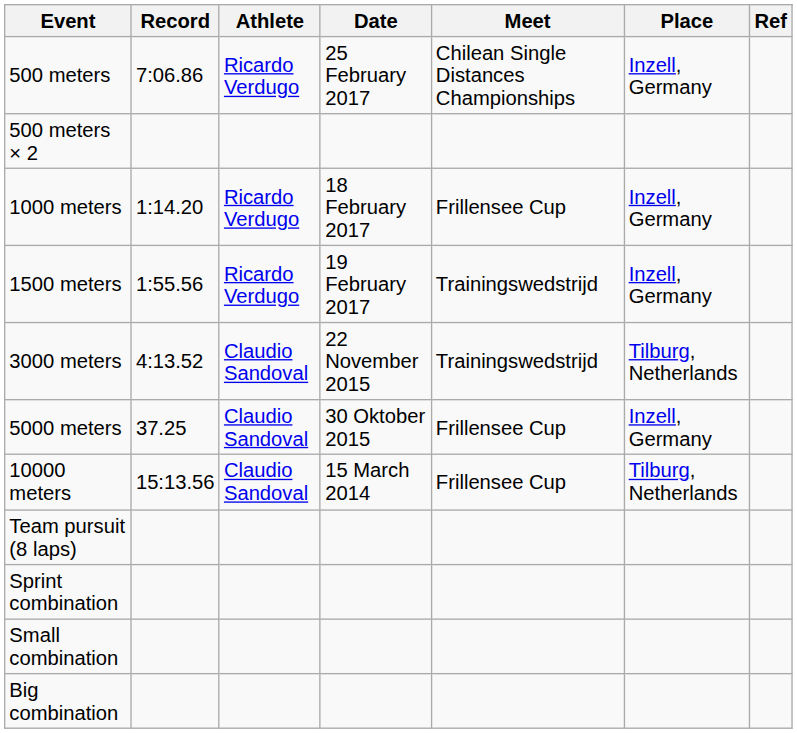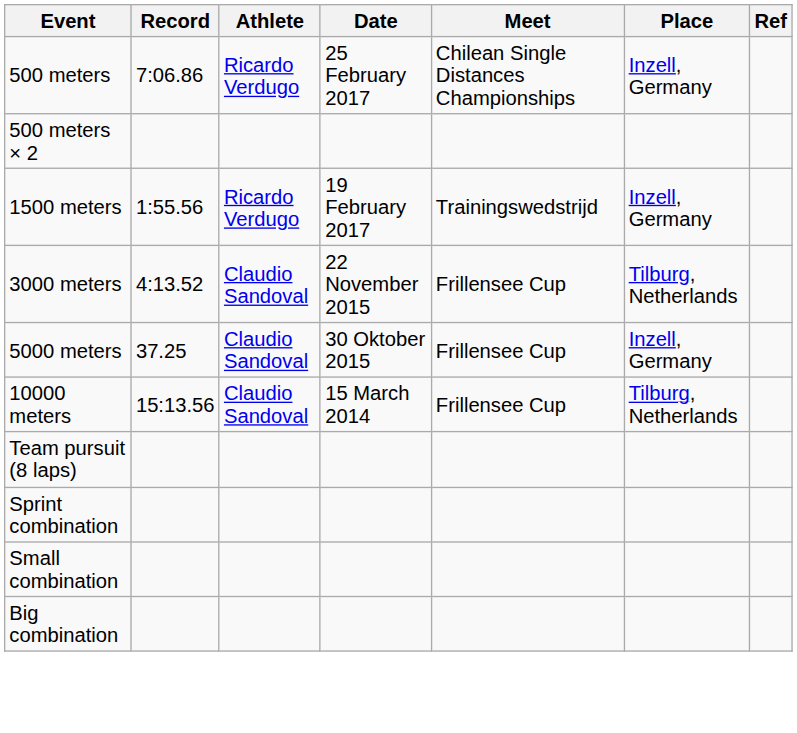- row: (66, 207)
(517, 362) Trainingswedstrijd -> (501, 285) Frillensee Cup
